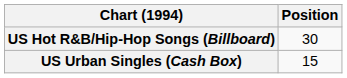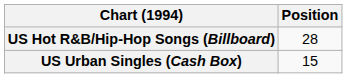(310, 38) 30 -> (310, 38) 28
